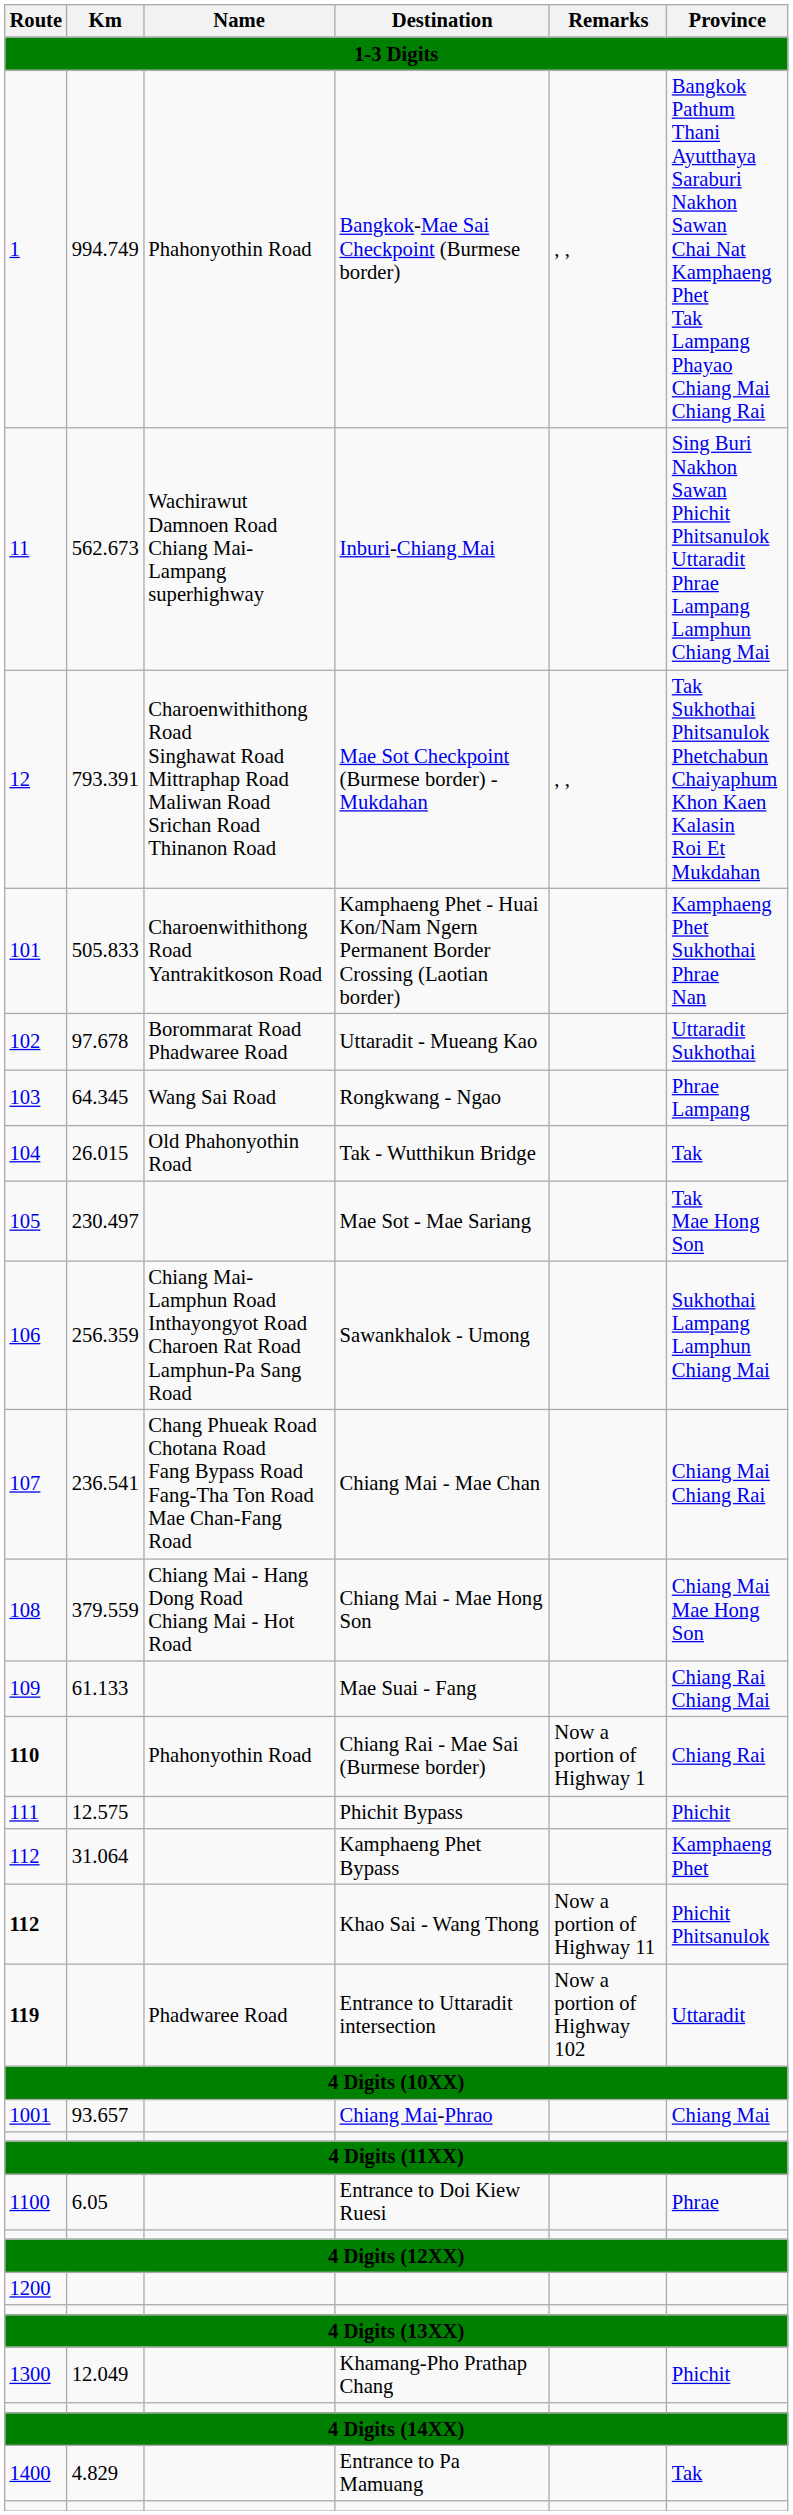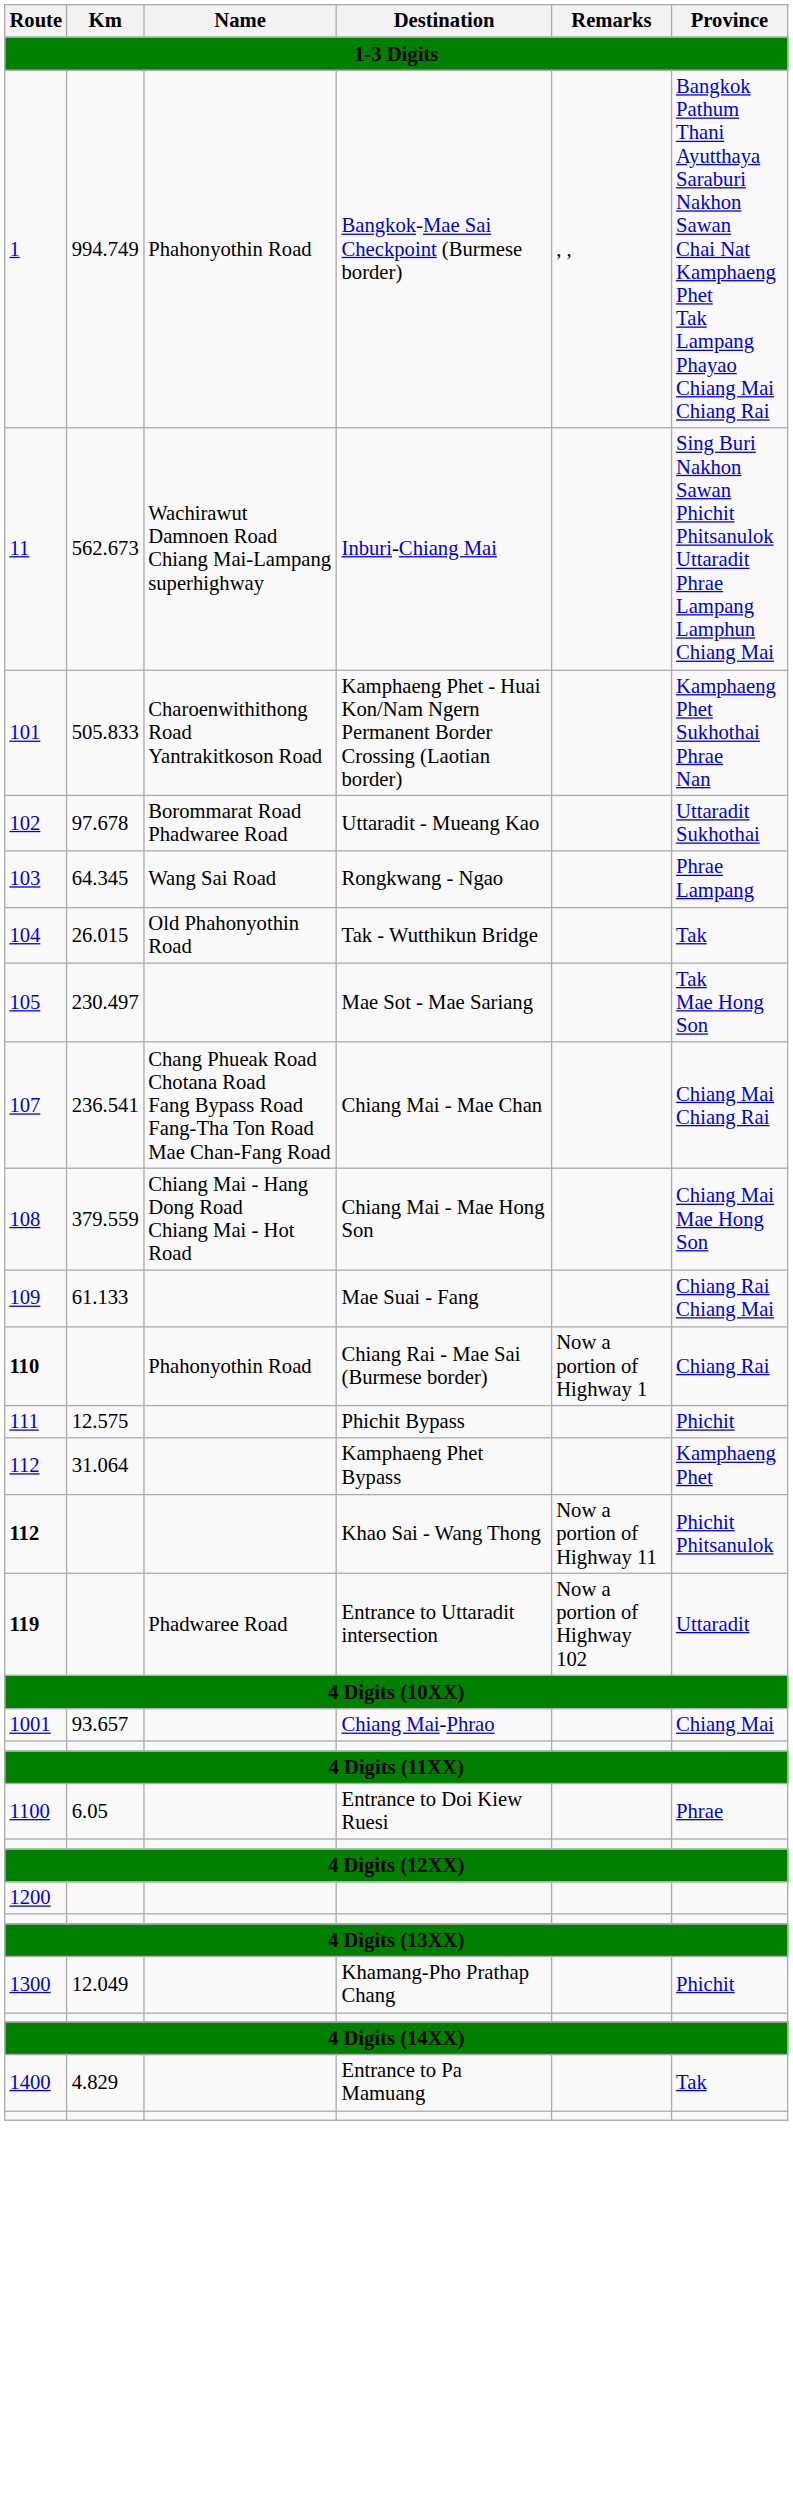- row: (20, 778)
- row: (25, 1335)
